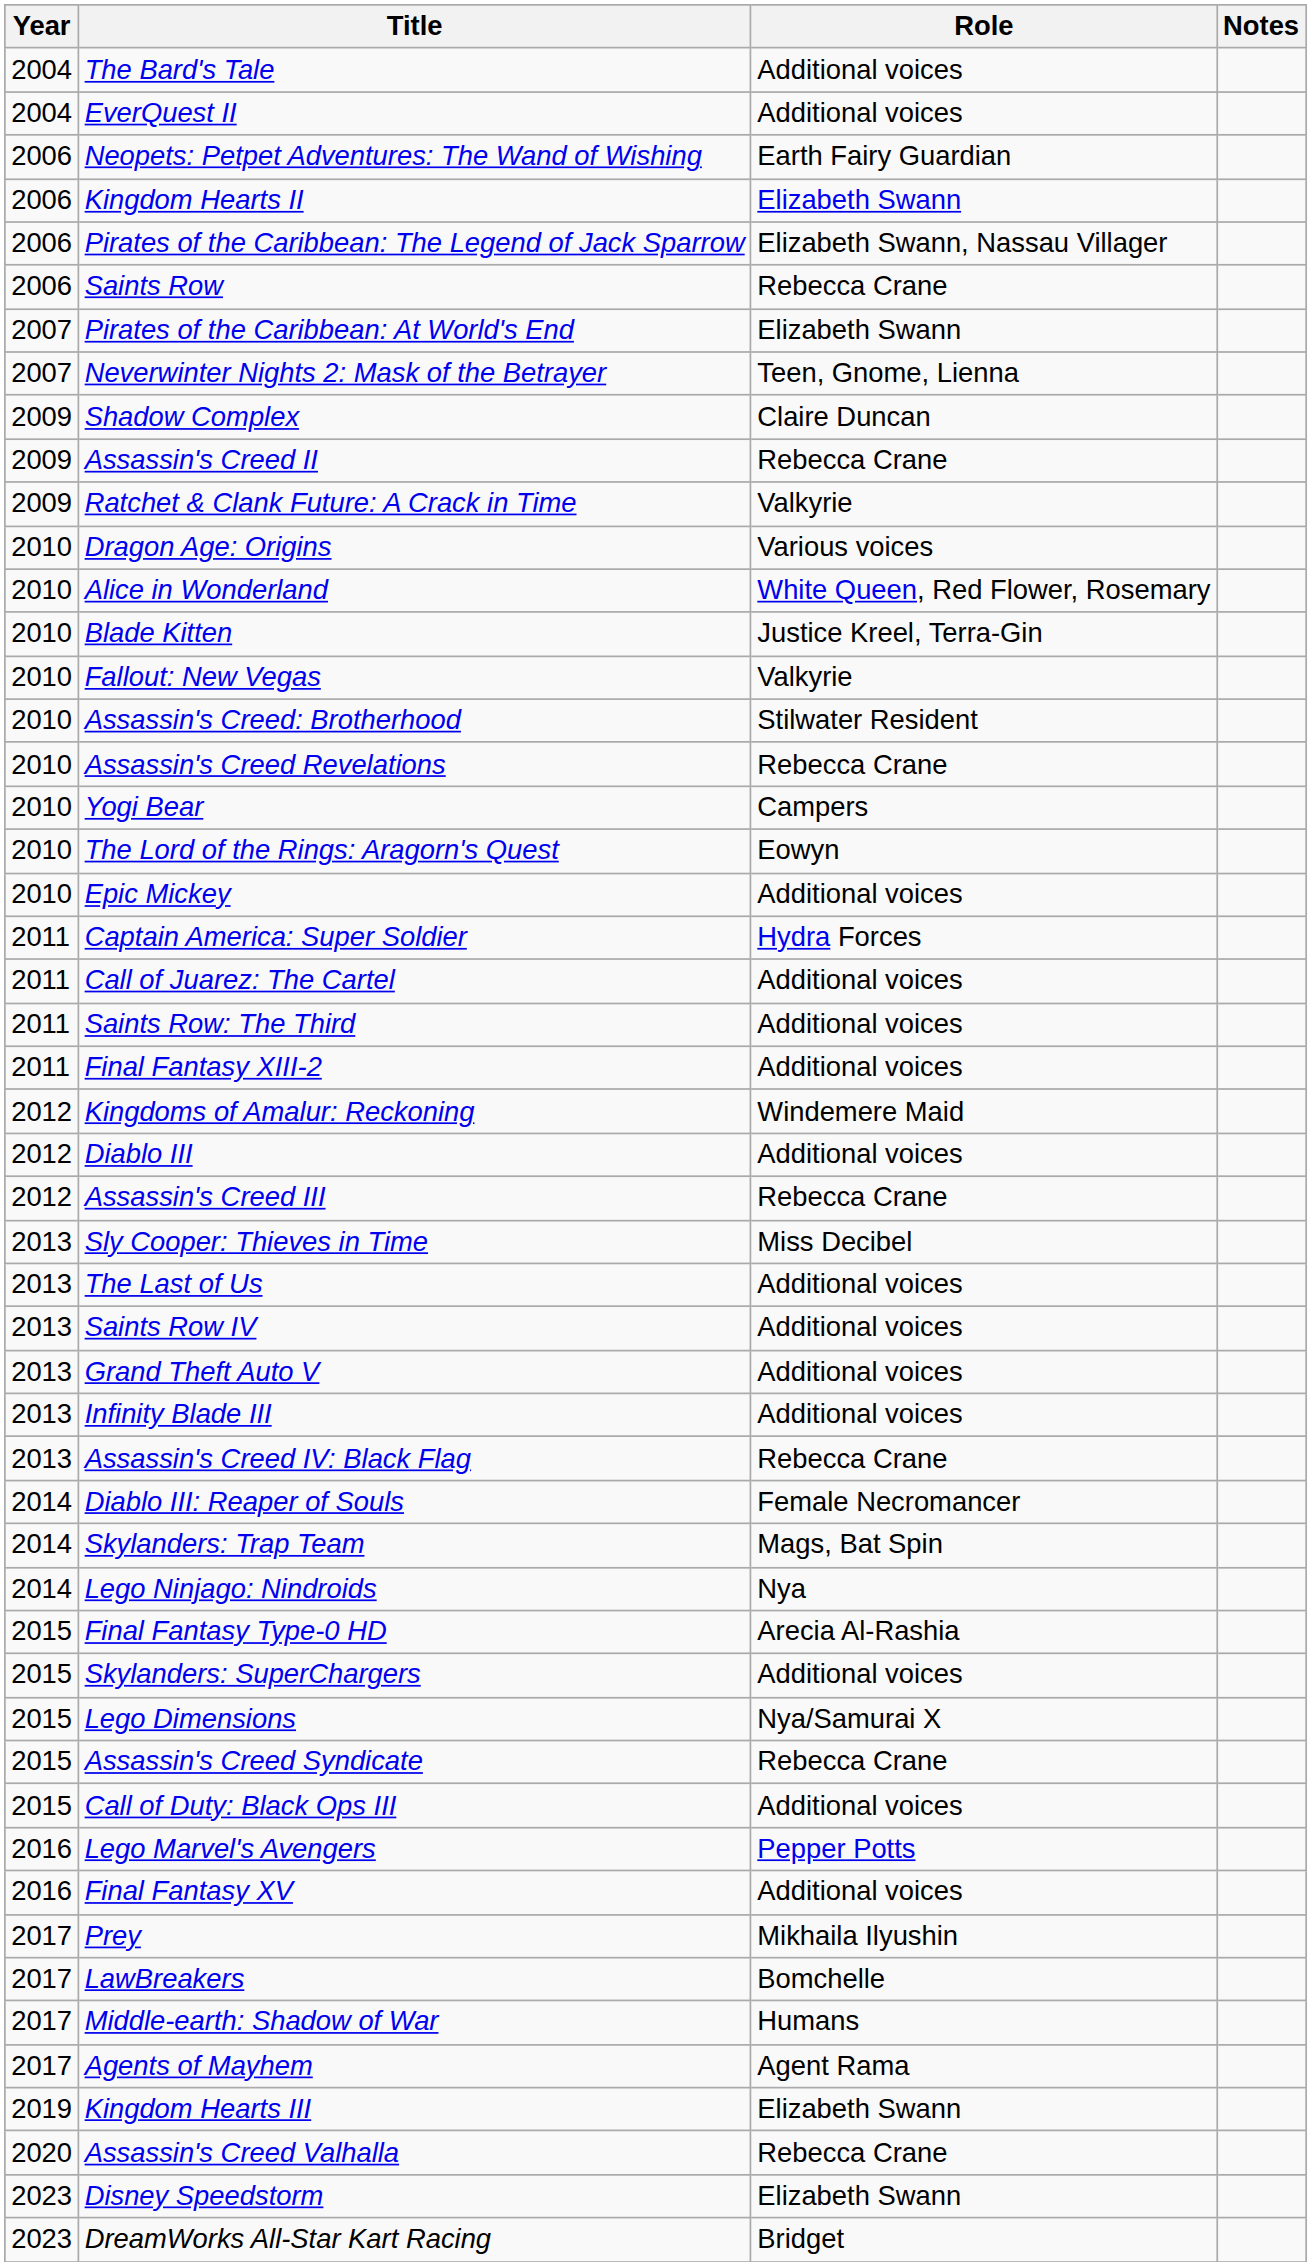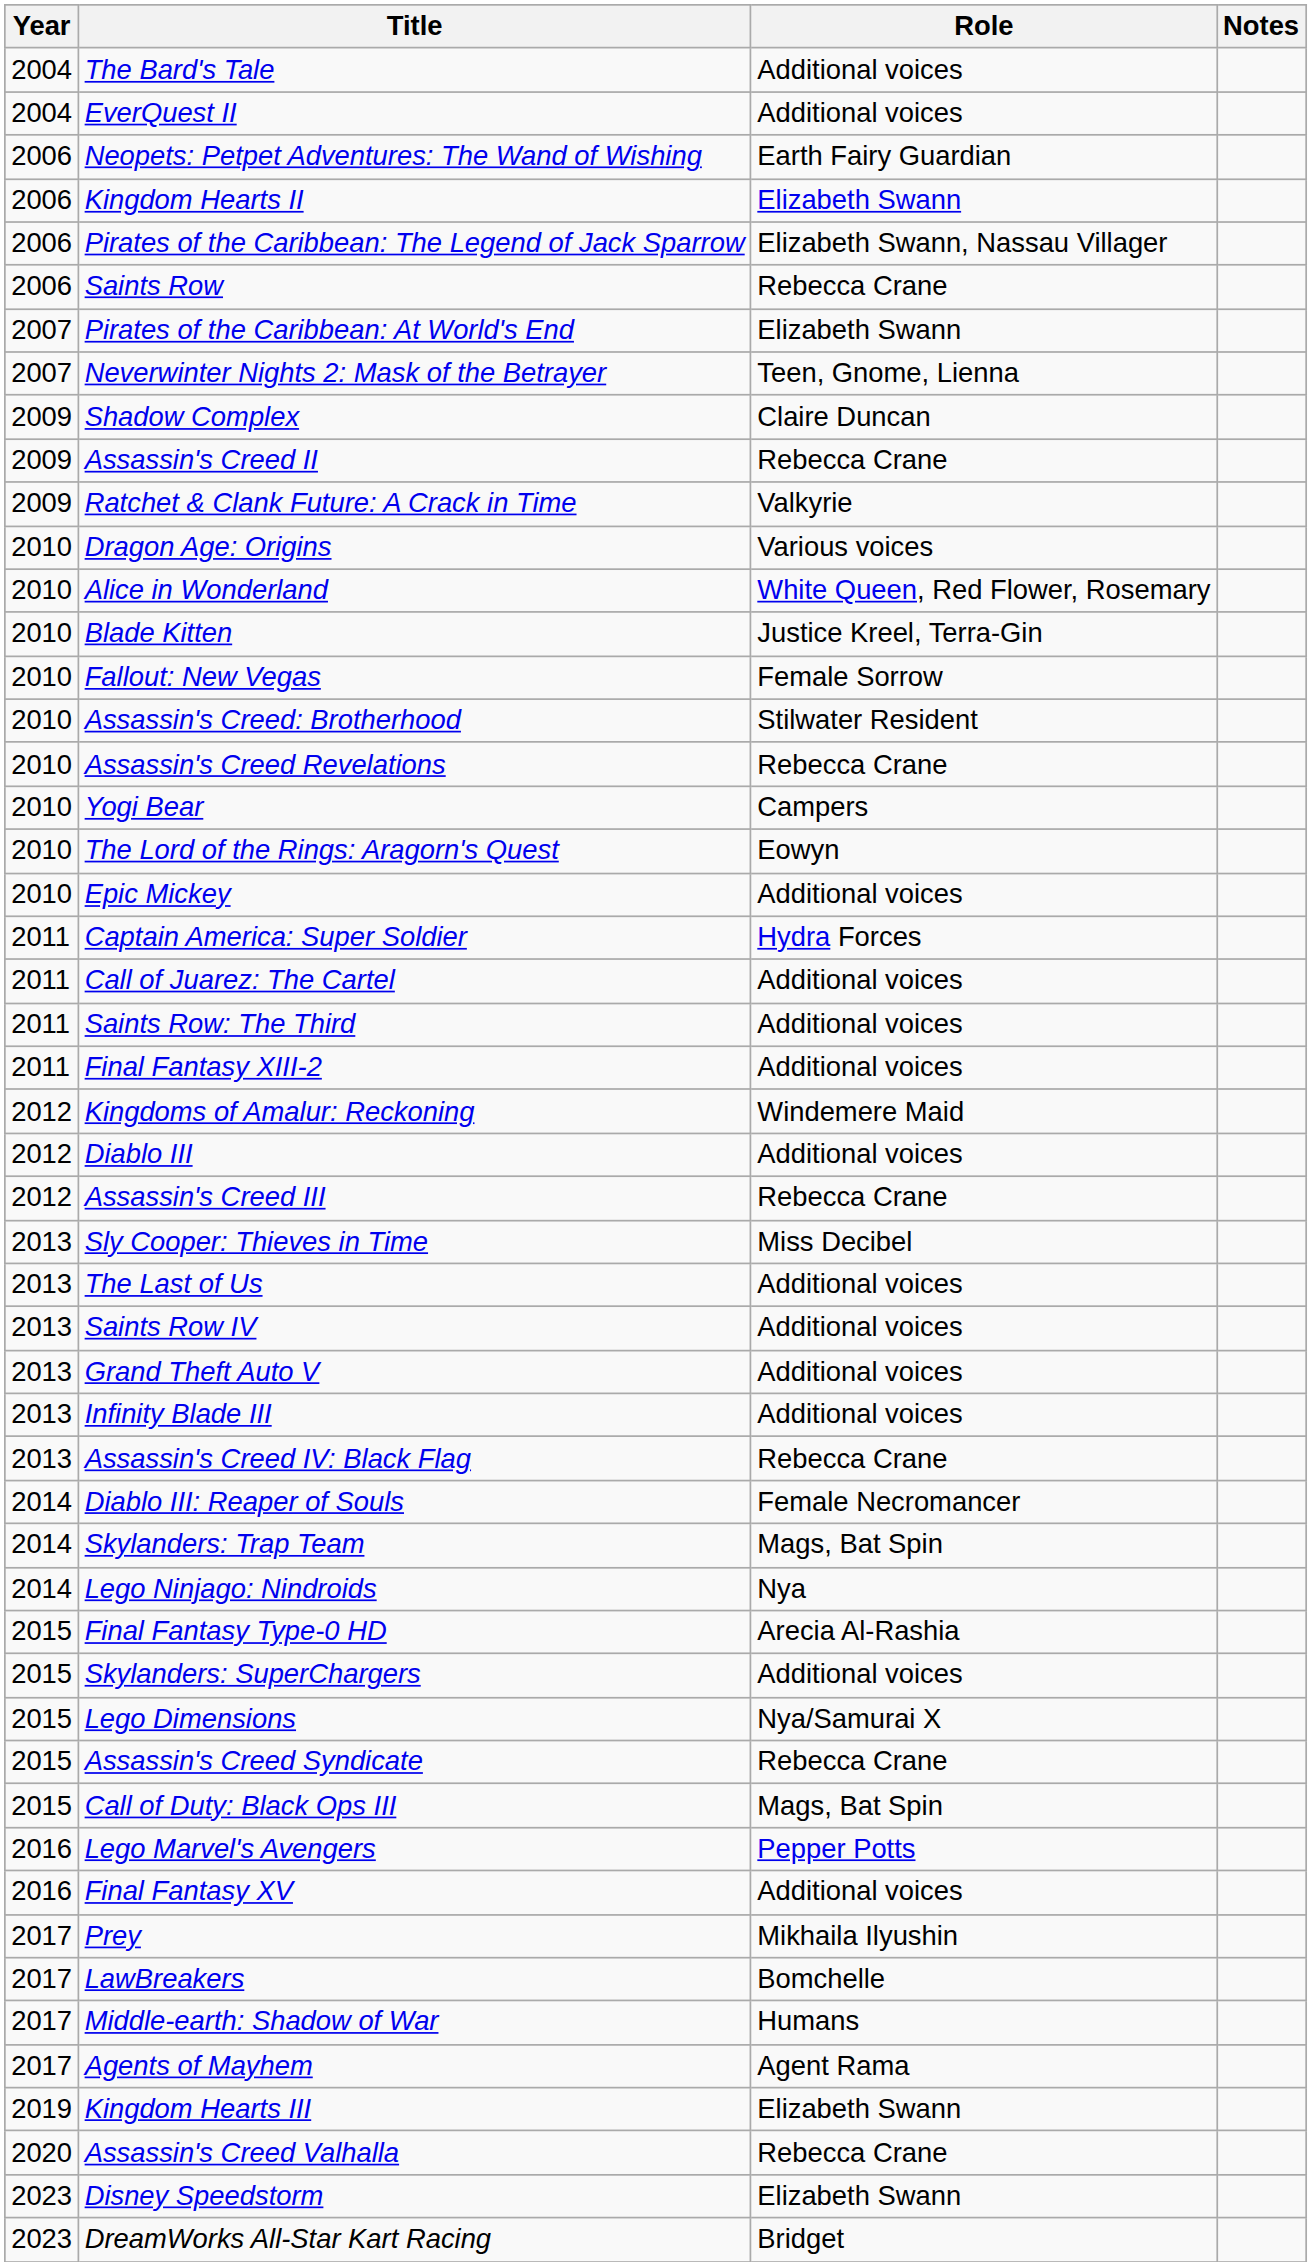(805, 677) Valkyrie -> (850, 677) Female Sorrow
(860, 1805) Additional voices -> (850, 1805) Mags, Bat Spin
